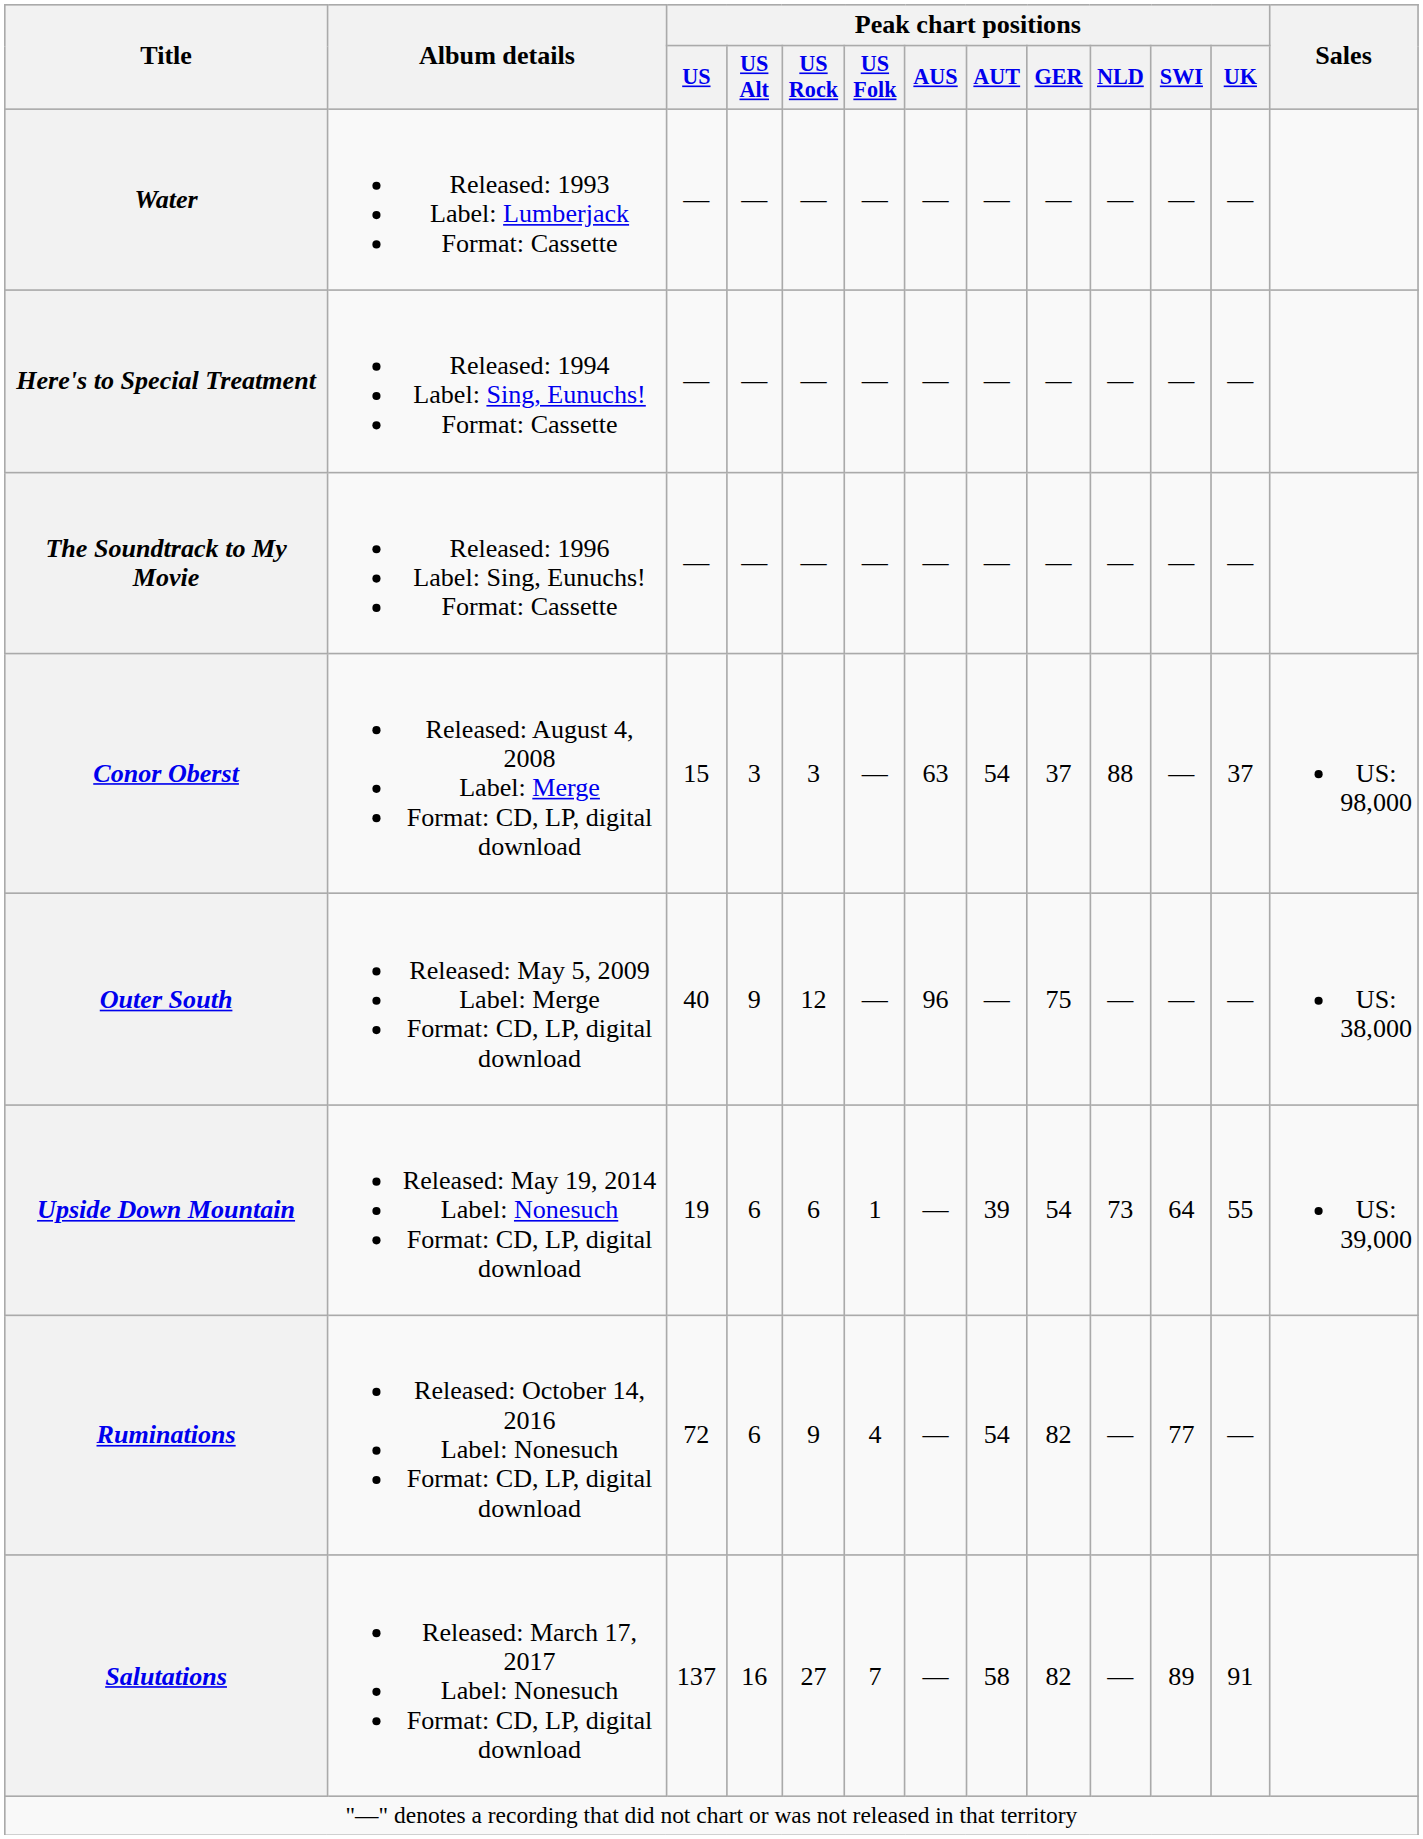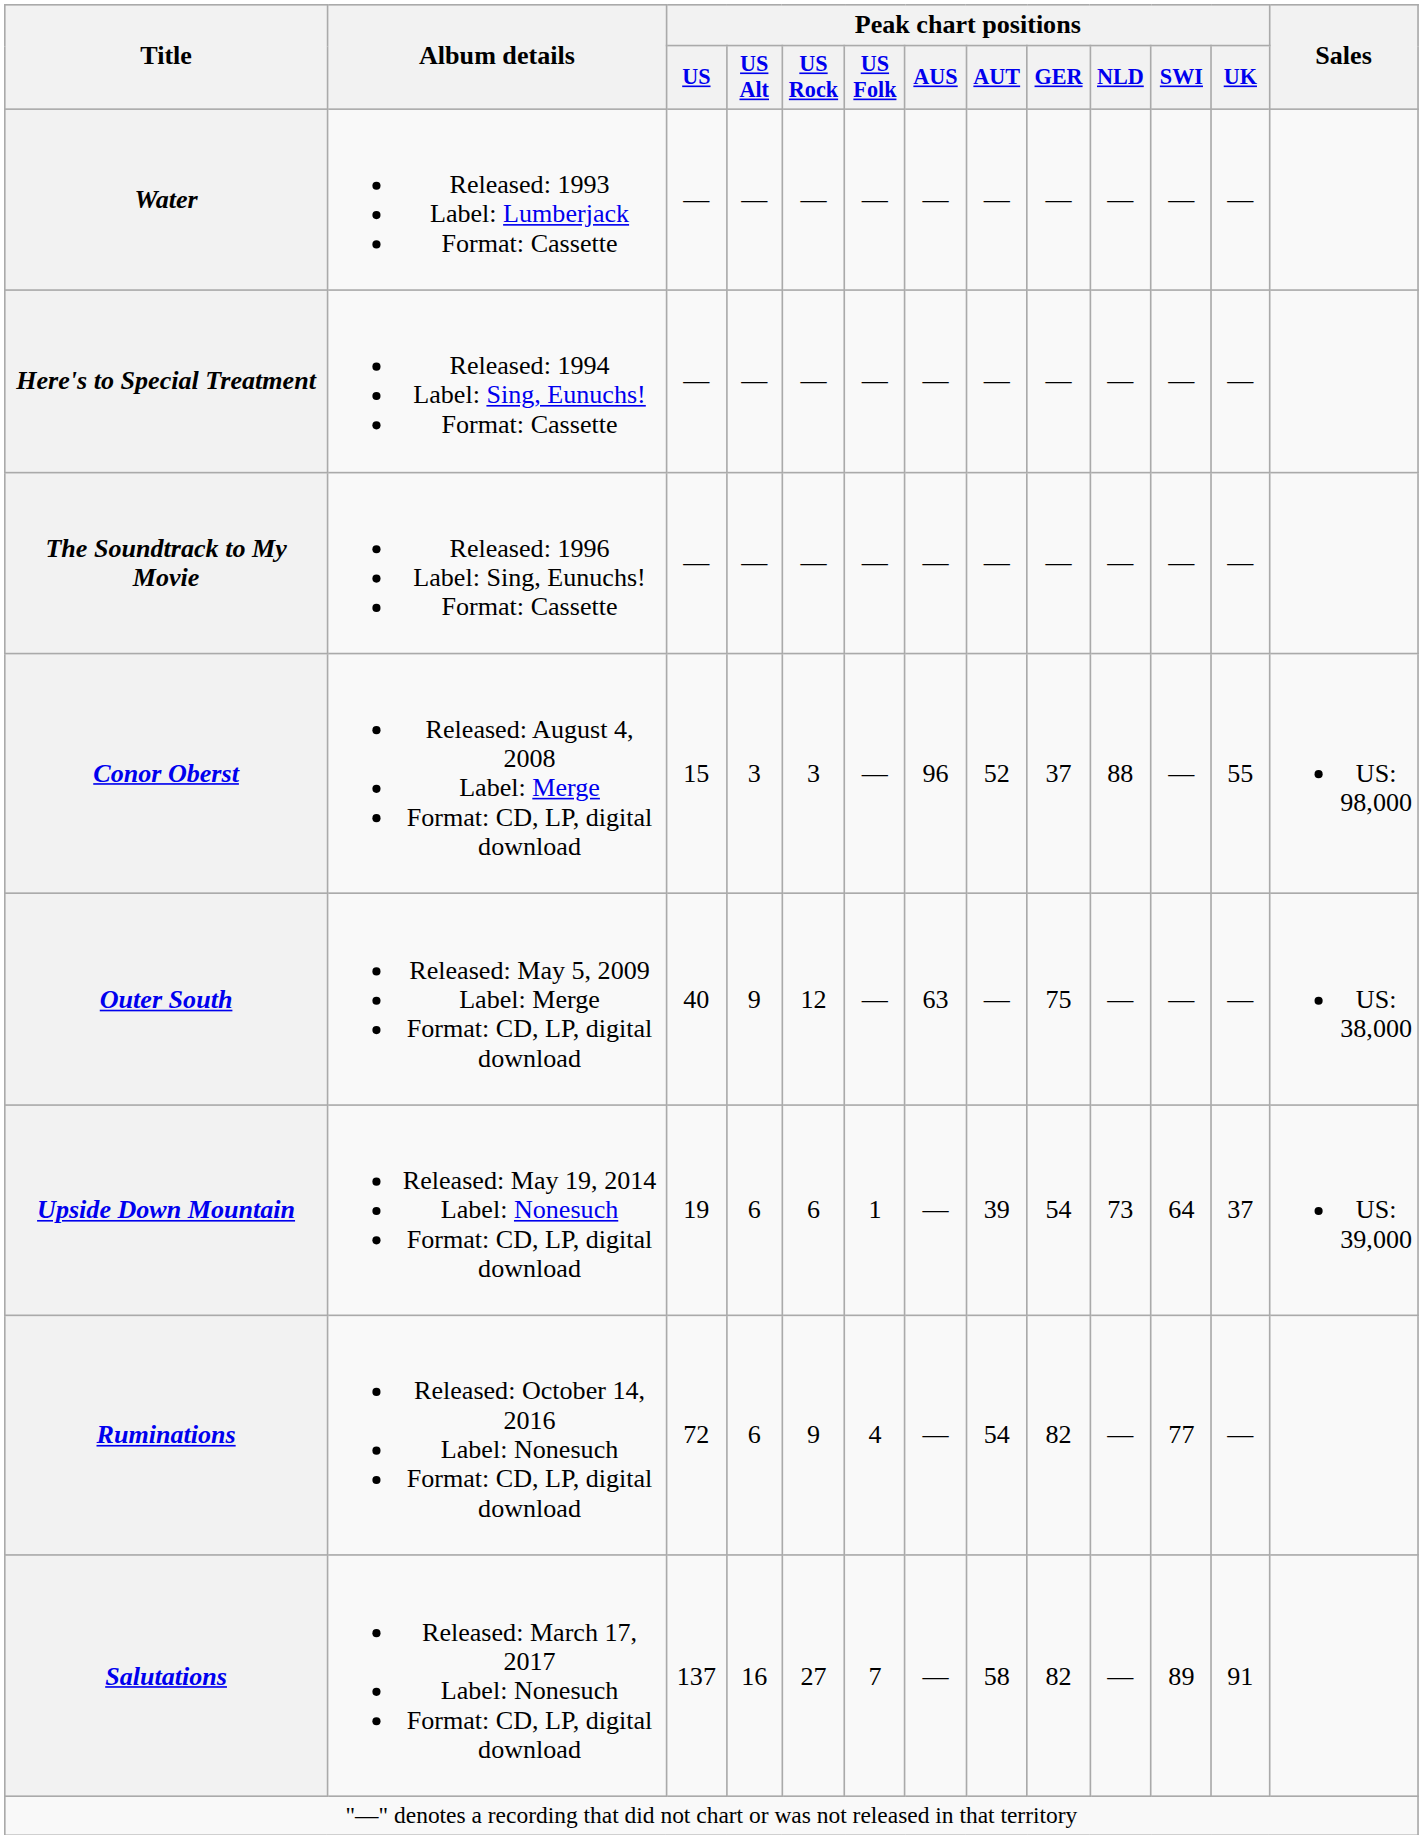(936, 773) 63 -> (936, 773) 96
(997, 773) 54 -> (997, 773) 52
(1240, 773) 37 -> (1240, 773) 55
(936, 998) 96 -> (936, 998) 63
(1240, 1209) 55 -> (1240, 1209) 37
